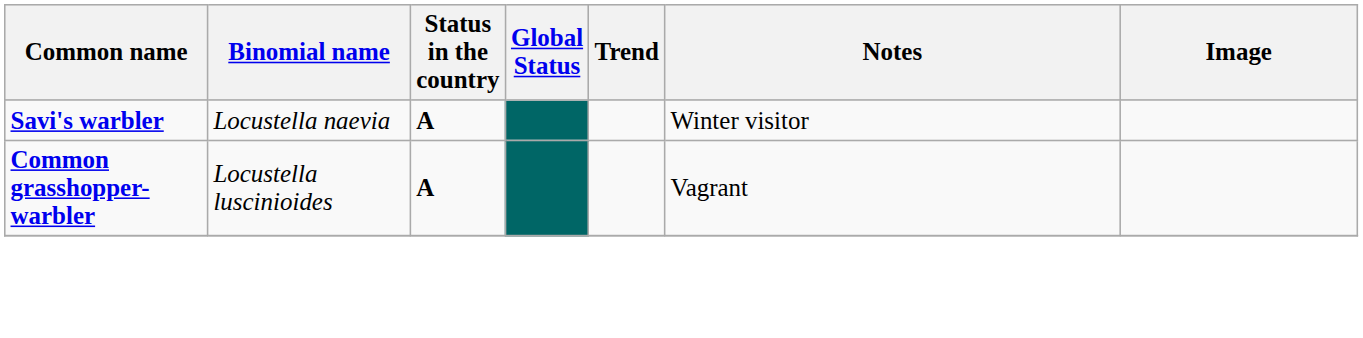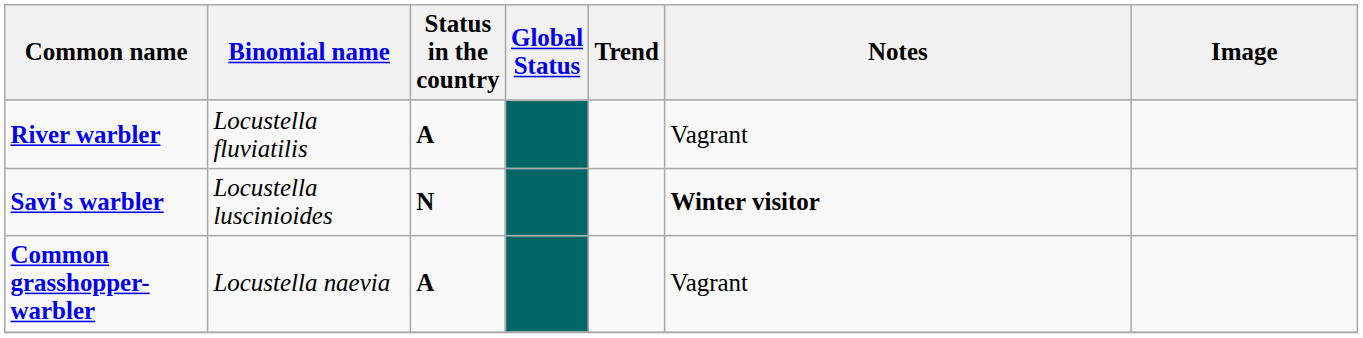+ row: (86, 134)
(302, 120) Locustella naevia -> (273, 201) Locustella luscinioides
(425, 120) A -> (425, 201) N
(740, 120) normal -> (745, 201) bold
(273, 187) Locustella luscinioides -> (302, 283) Locustella naevia
